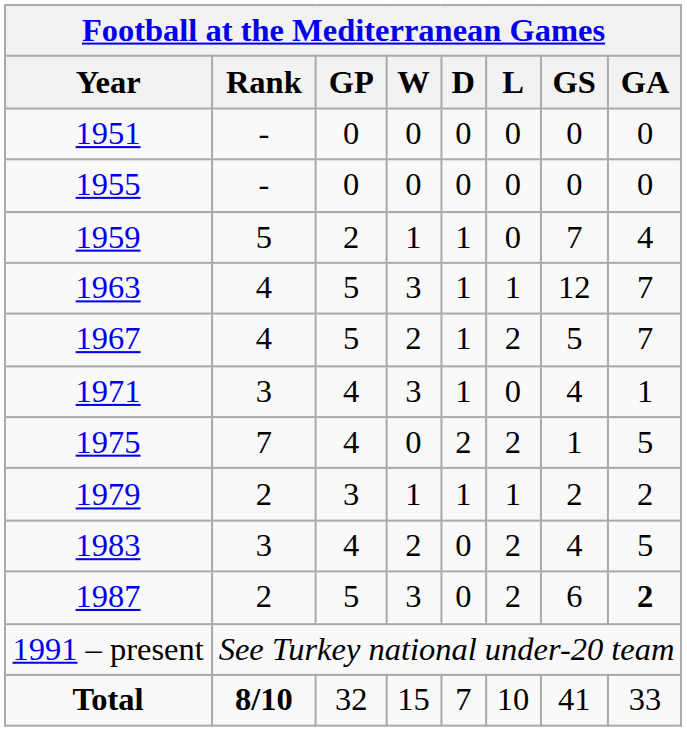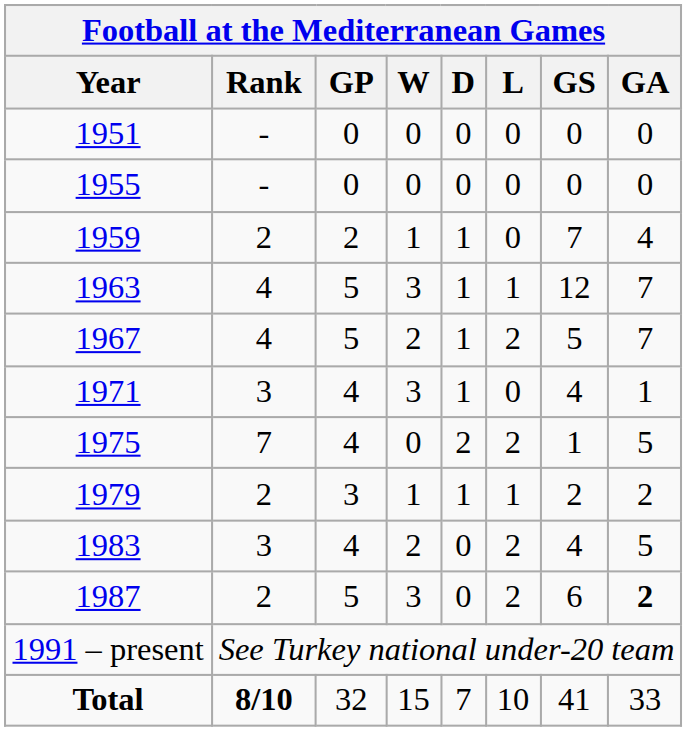(264, 236) 5 -> (264, 236) 2
